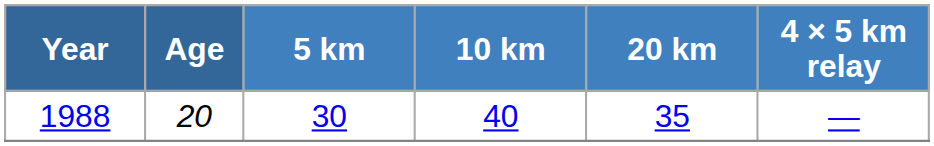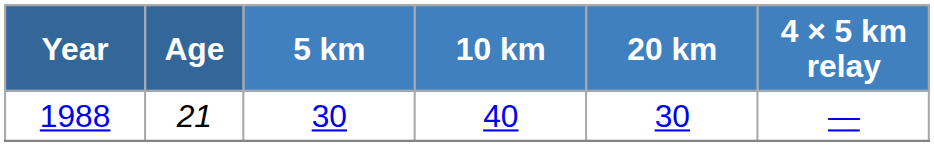(194, 116) 20 -> (194, 116) 21
(672, 116) 35 -> (672, 116) 30
